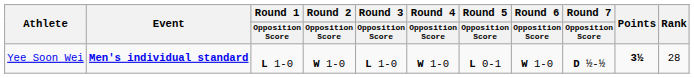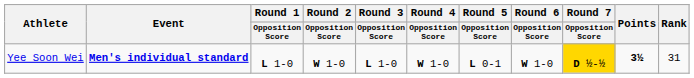(589, 64) no background -> (589, 64) gold background
(674, 58) 28 -> (674, 58) 31
